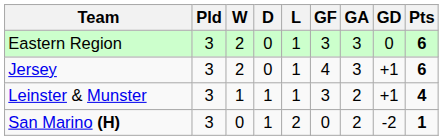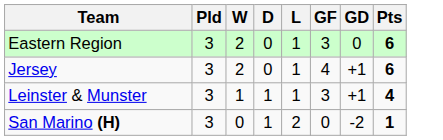- column: (357, 17)
